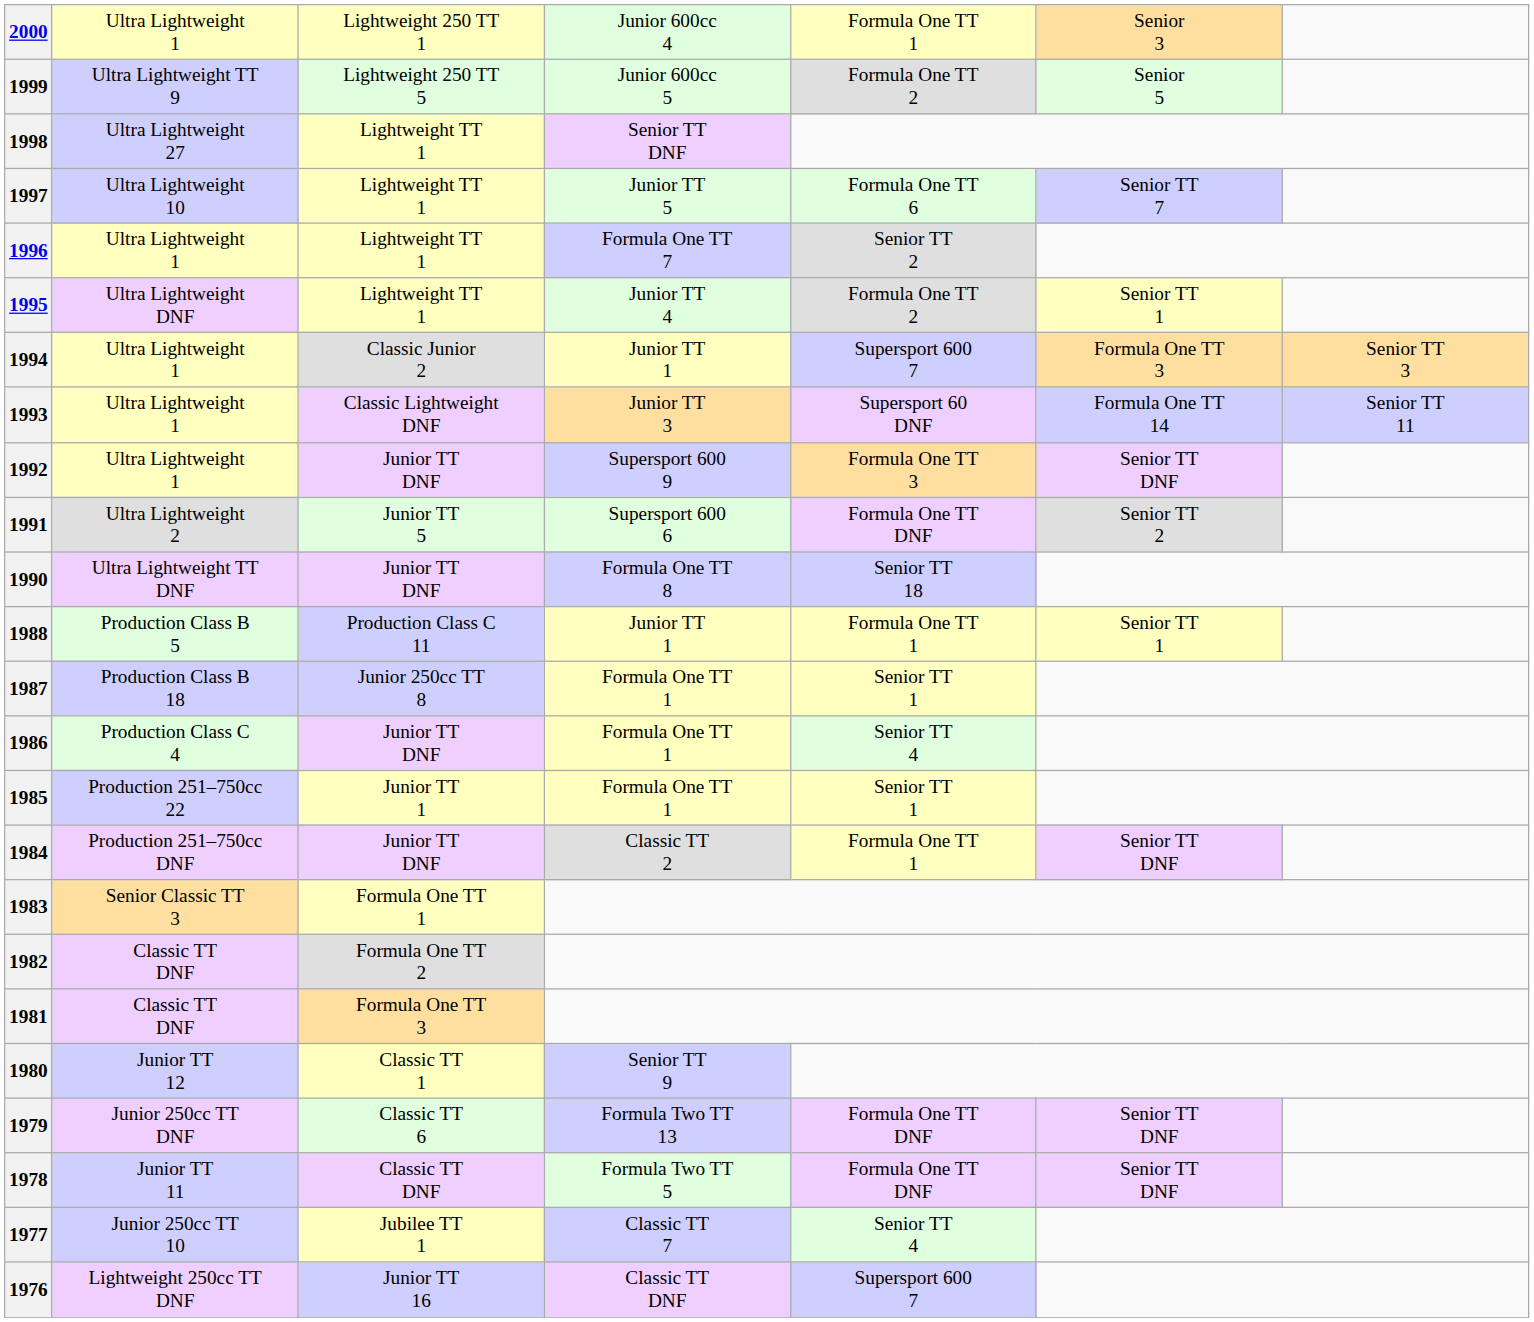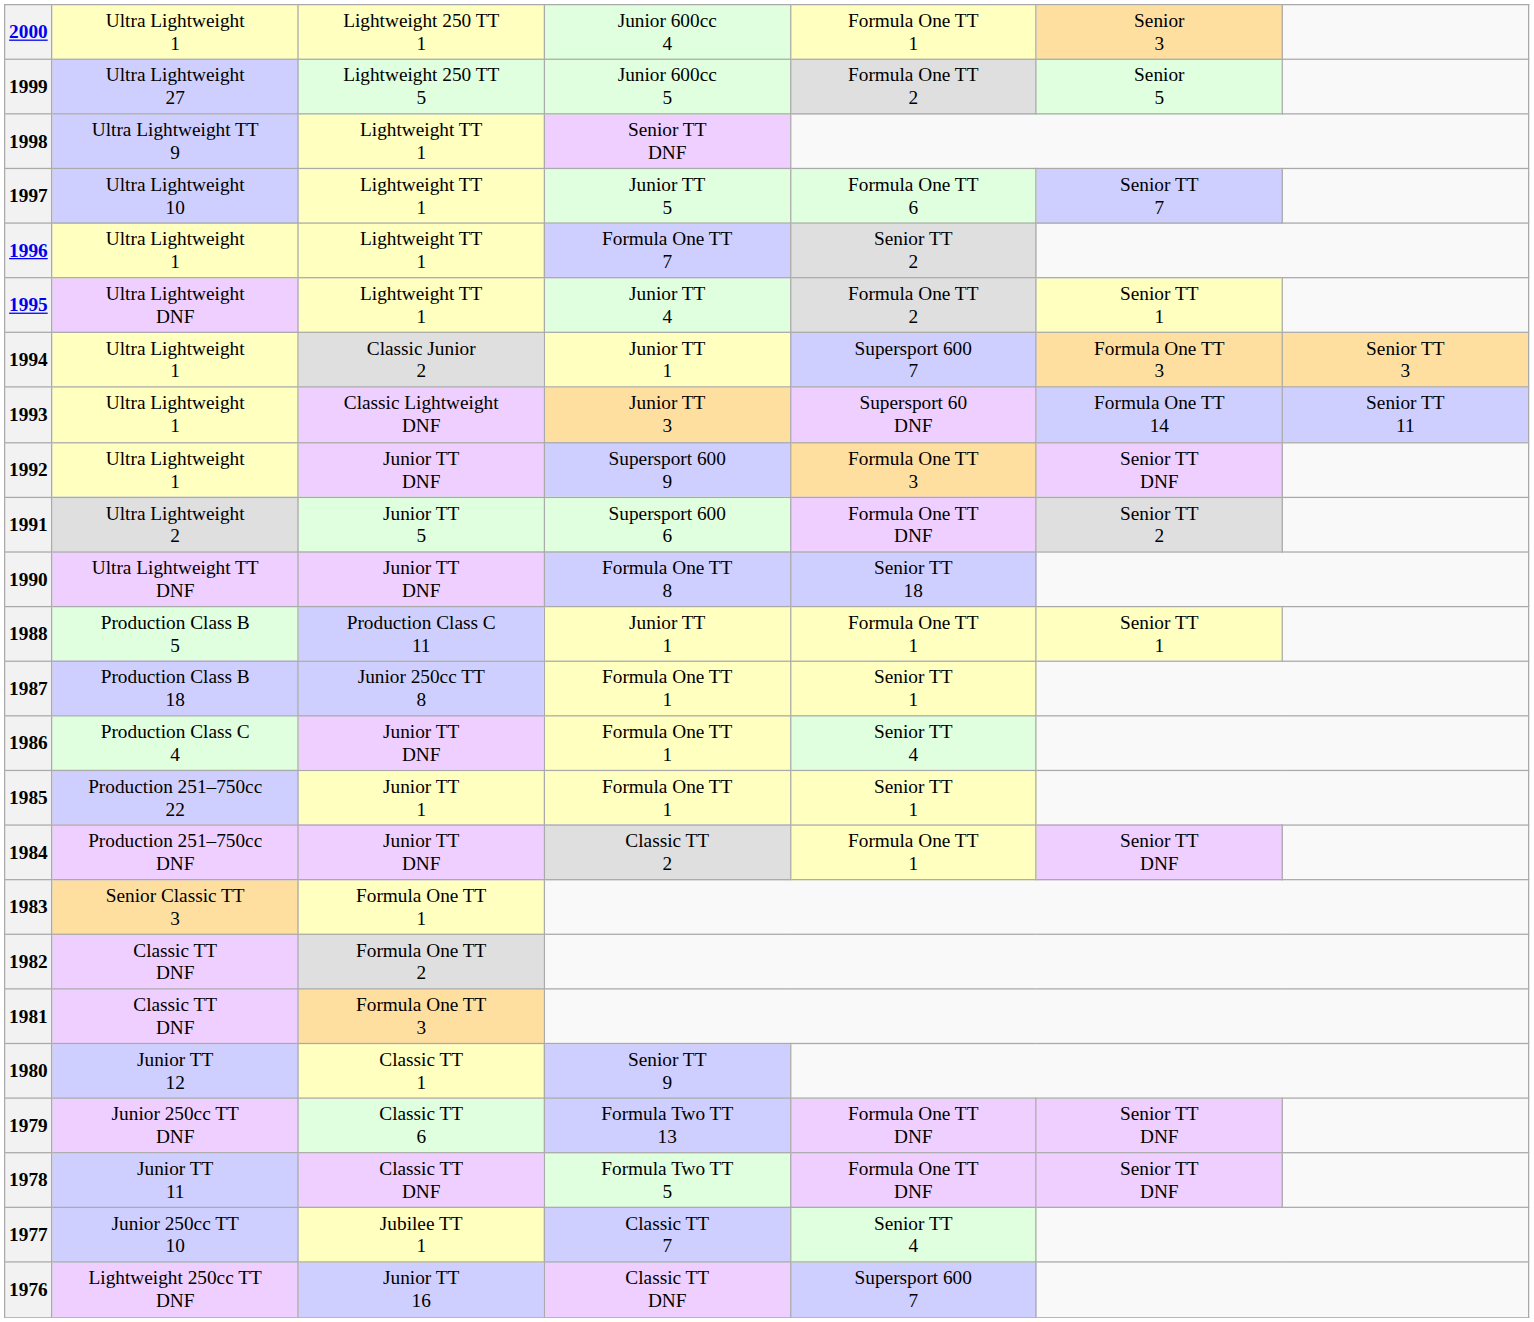(175, 86) Ultra Lightweight TT 9 -> (175, 86) Ultra Lightweight 27
(175, 141) Ultra Lightweight 27 -> (175, 141) Ultra Lightweight TT 9
